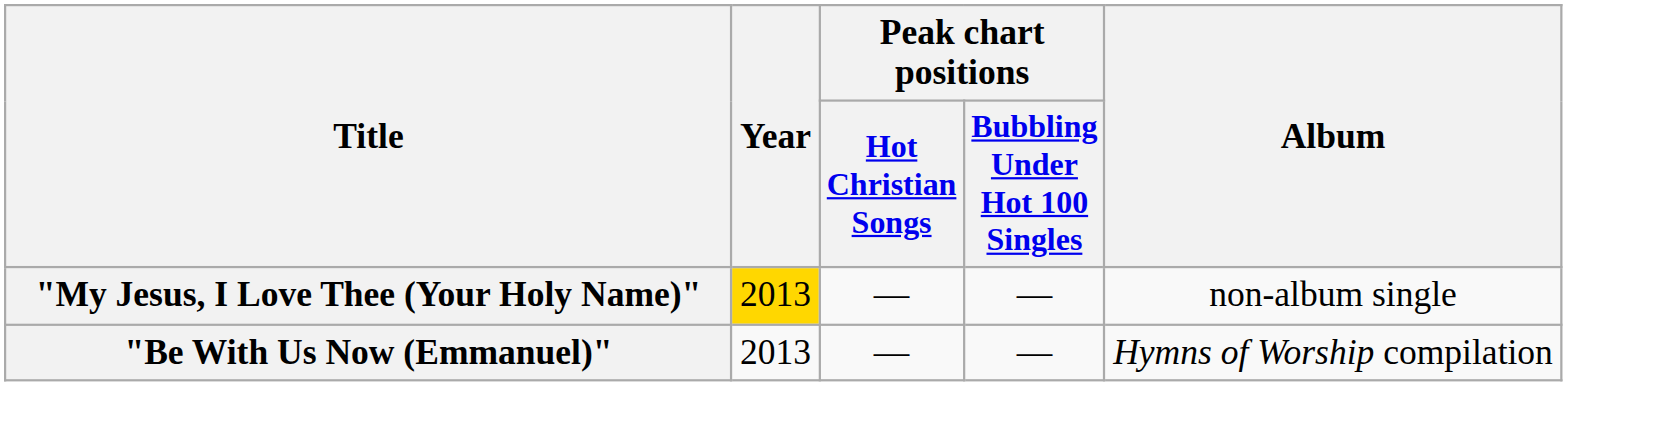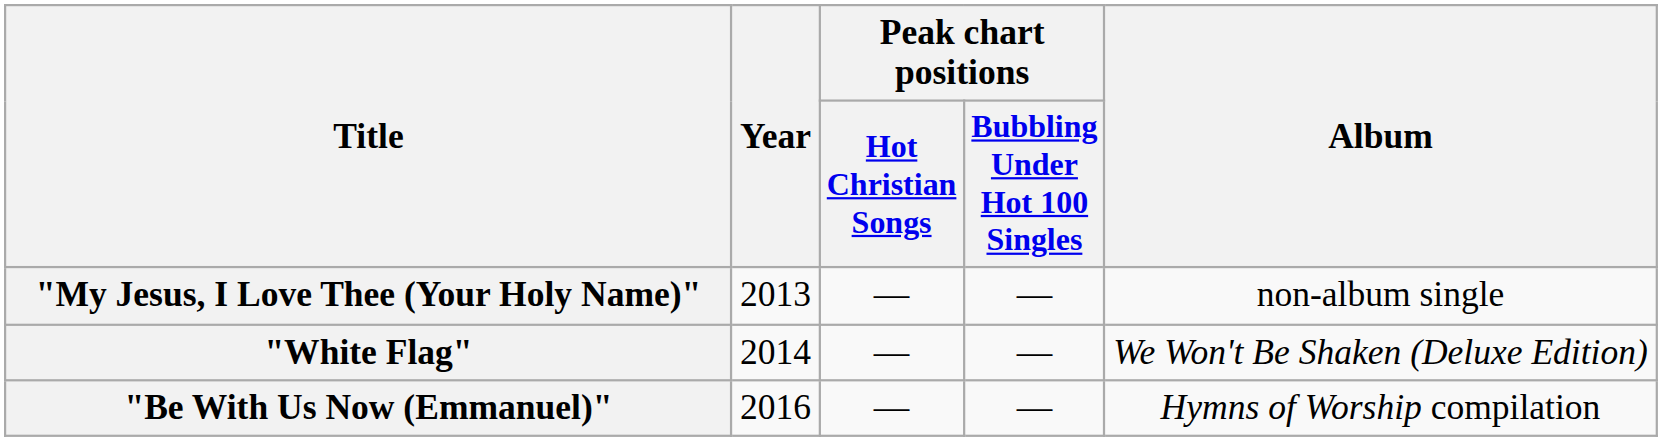(776, 294) gold background -> (776, 294) no background
+ row: (368, 351)
(776, 351) 2013 -> (776, 407) 2016
